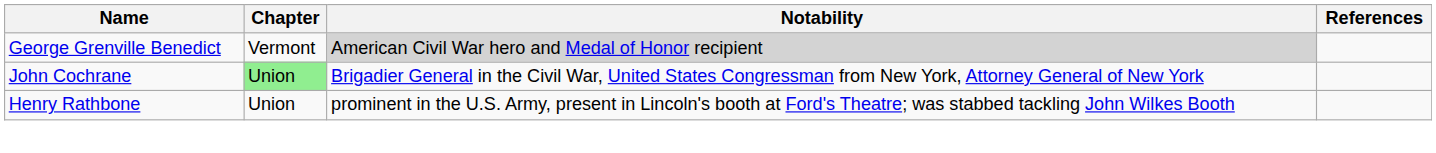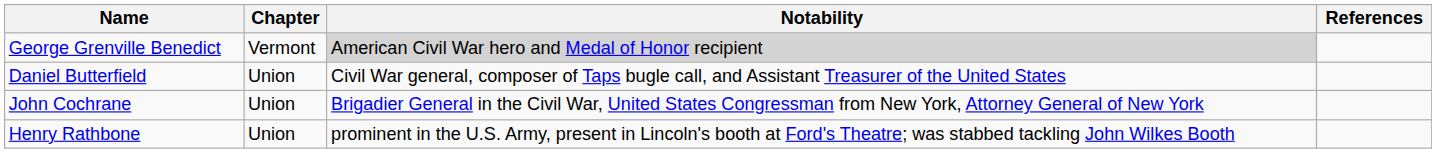+ row: (78, 76)
(272, 76) lightgreen background -> (272, 104) no background
